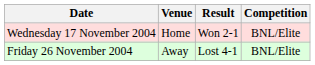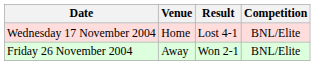(218, 32) Won 2-1 -> (218, 32) Lost 4-1
(218, 51) Lost 4-1 -> (218, 51) Won 2-1
